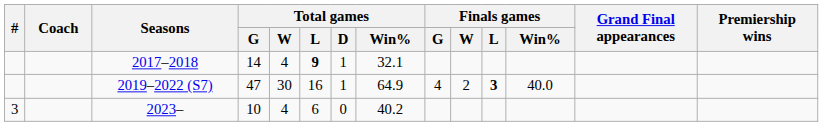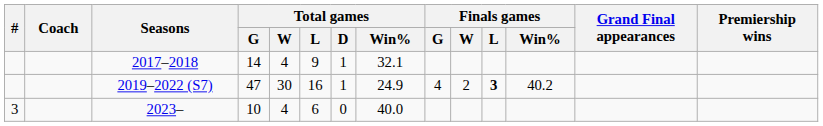(315, 62) bold -> (315, 62) normal
(390, 86) 64.9 -> (390, 86) 24.9
(540, 86) 40.0 -> (540, 86) 40.2
(390, 109) 40.2 -> (390, 109) 40.0
